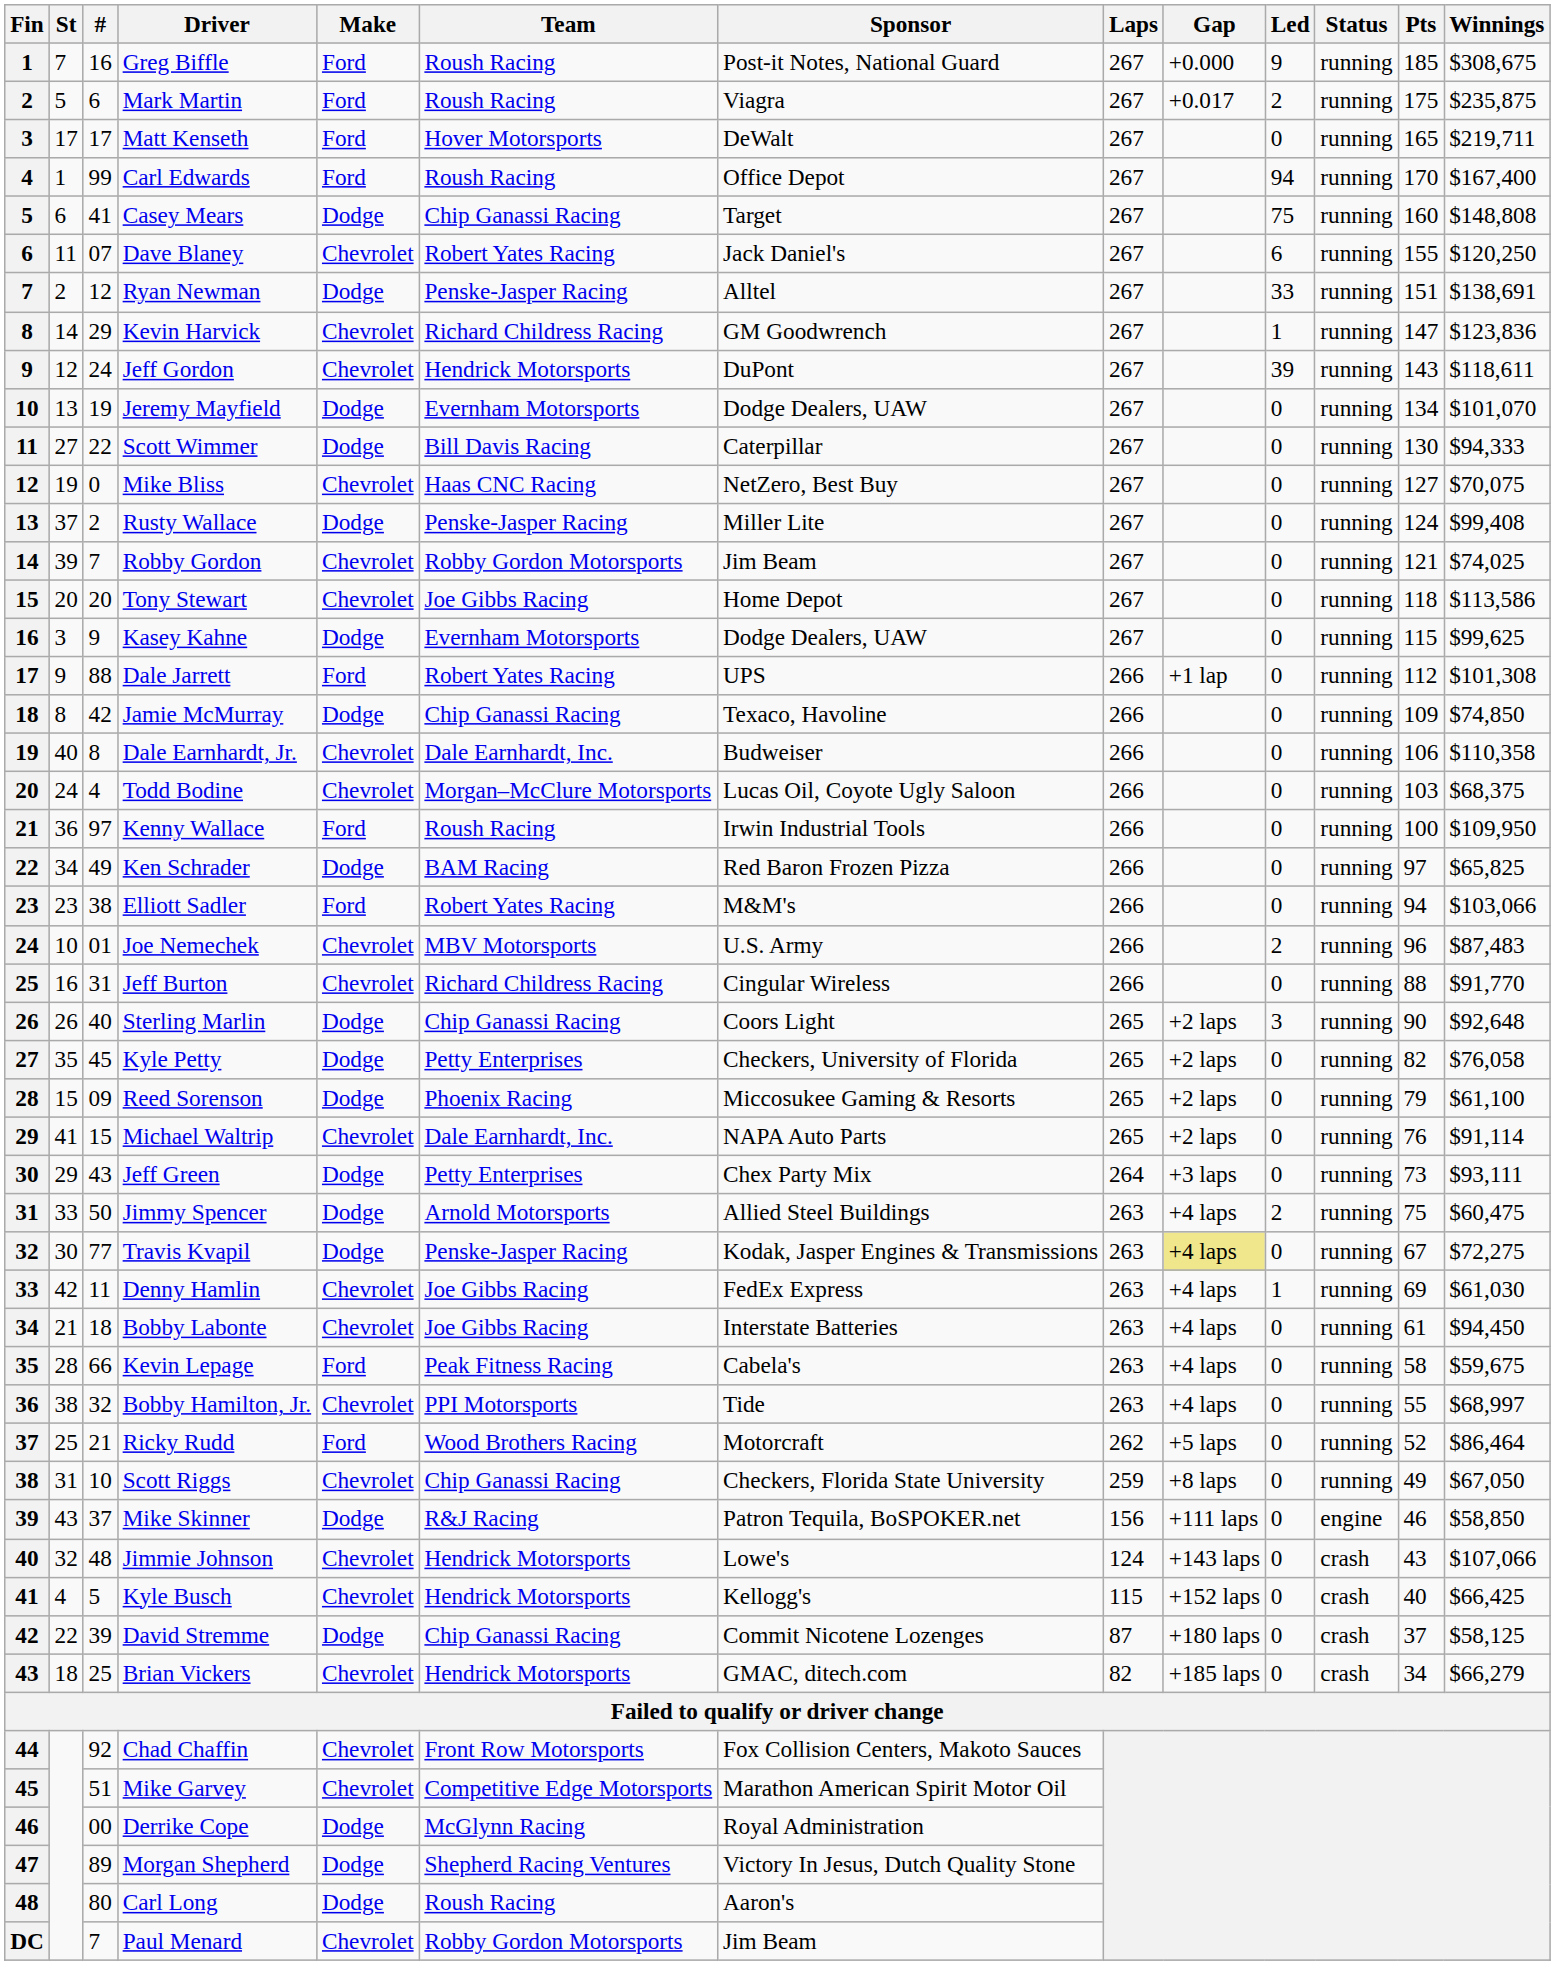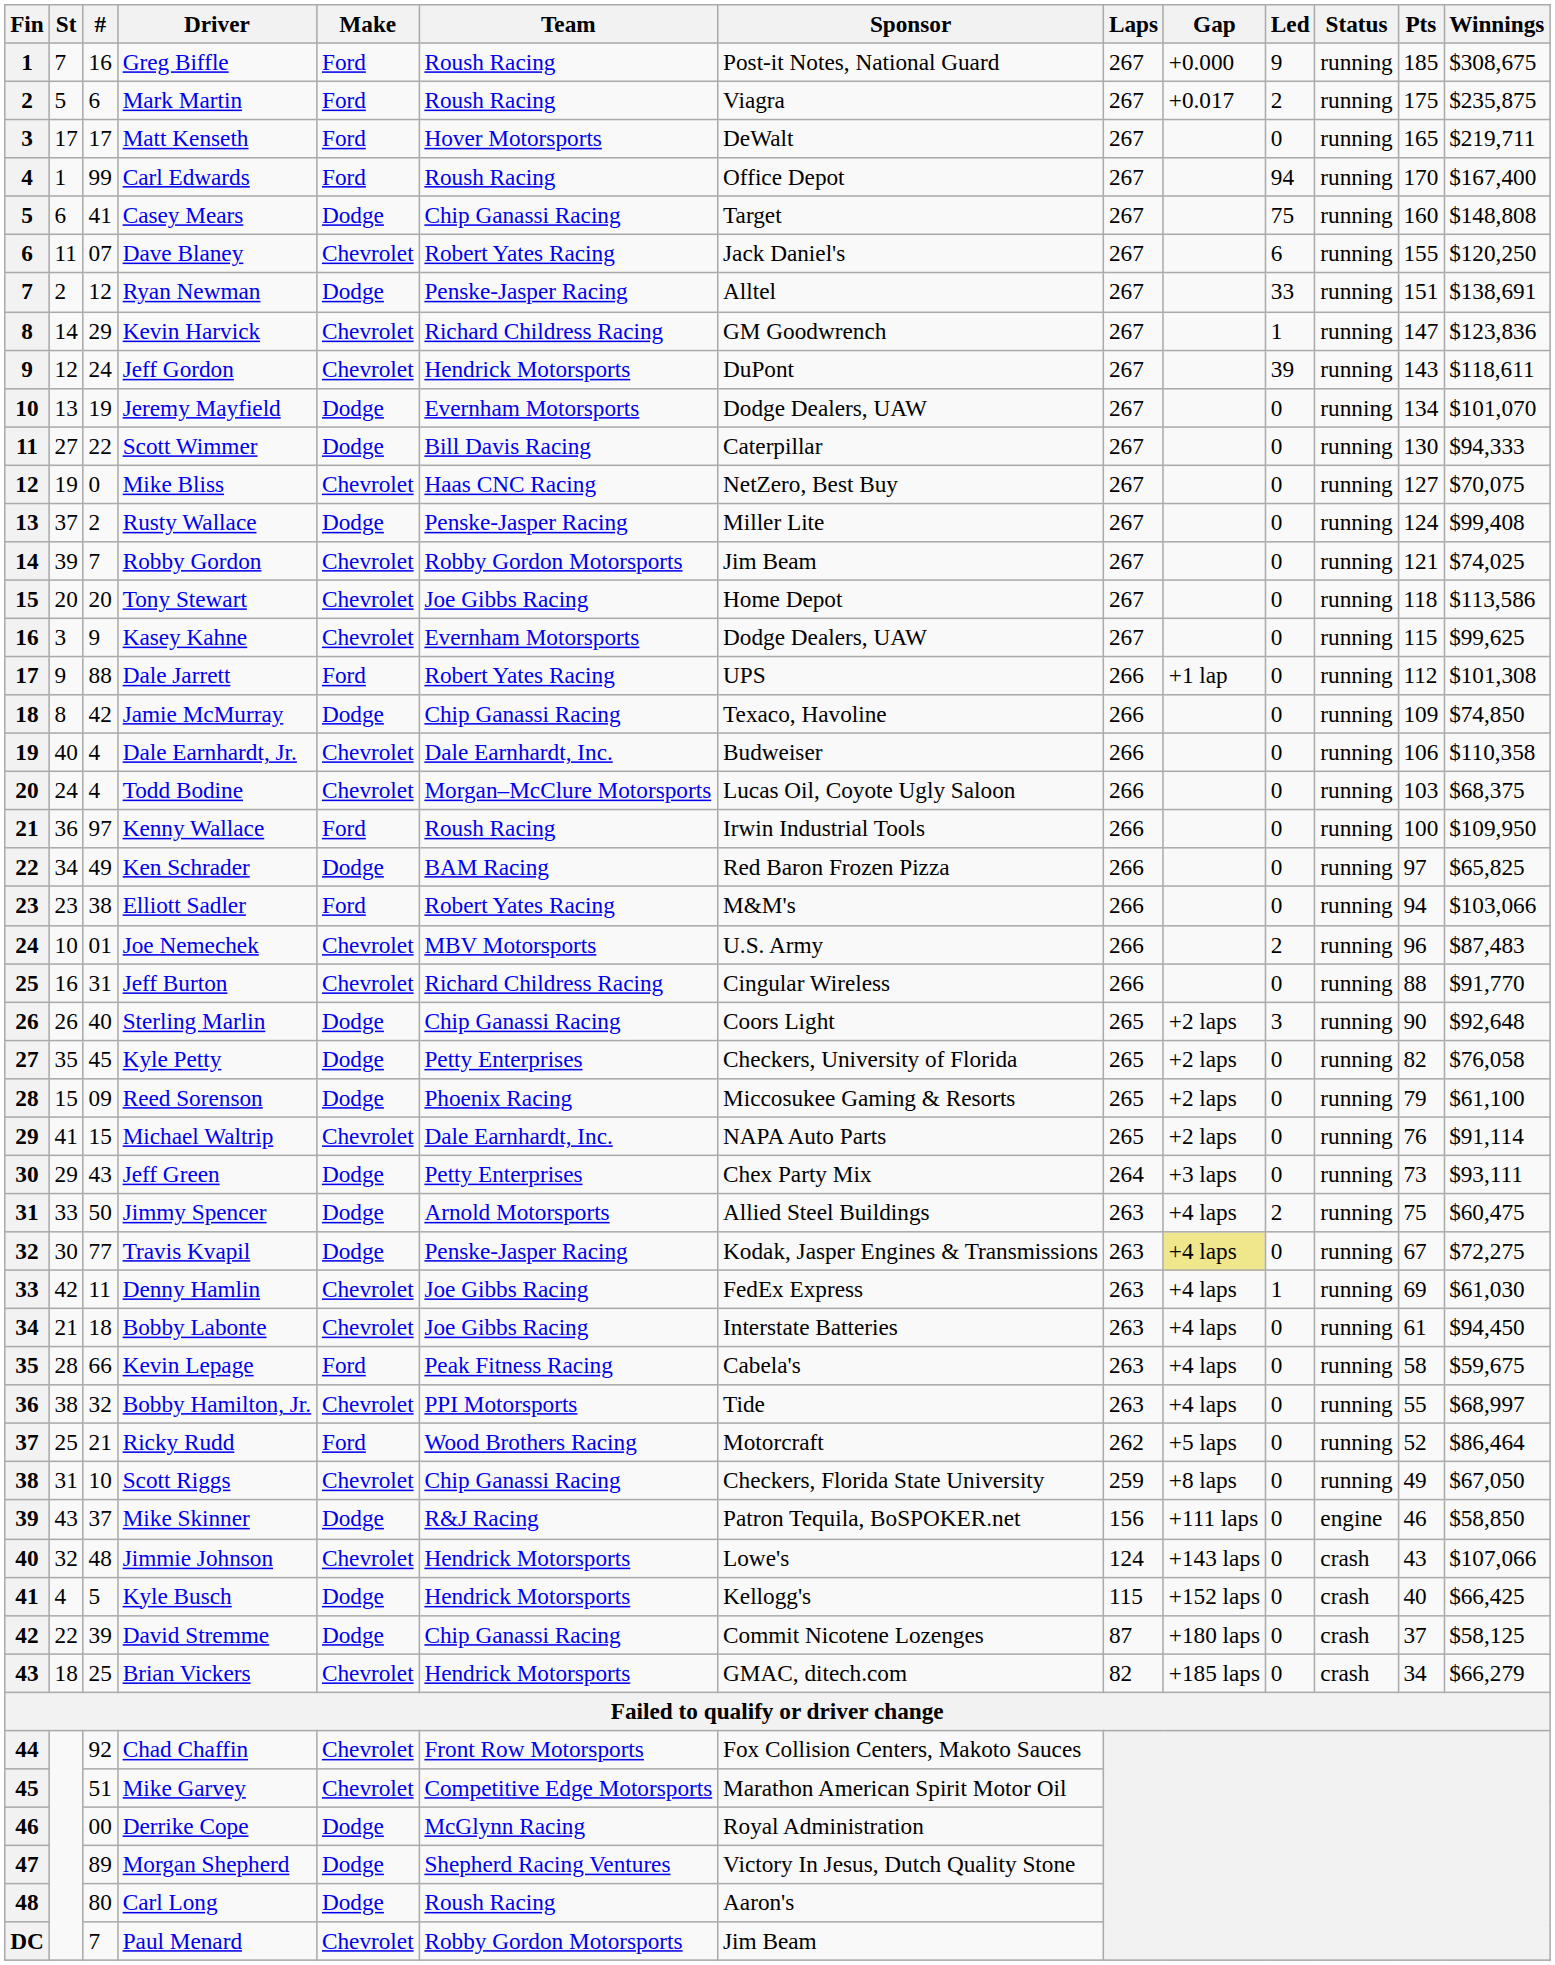(353, 637) Dodge -> (368, 637) Chevrolet
(94, 752) 8 -> (94, 752) 4
(368, 1596) Chevrolet -> (353, 1596) Dodge
